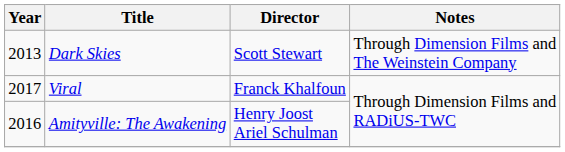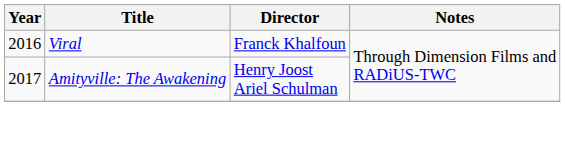- row: (85, 52)
(25, 88) 2017 -> (25, 43) 2016
(25, 123) 2016 -> (25, 79) 2017
